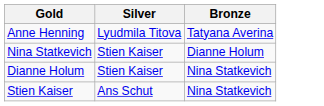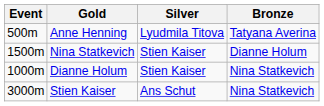+ column: (26, 14)
